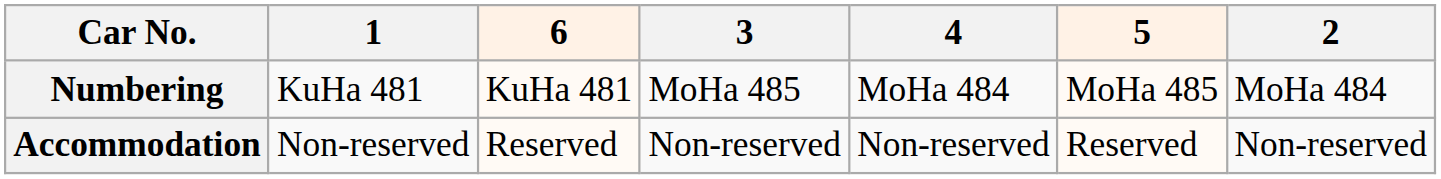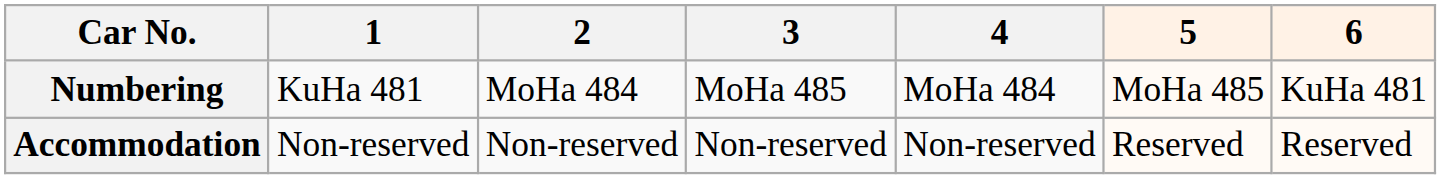columns swapped: (1331, 32) <-> (559, 32)
